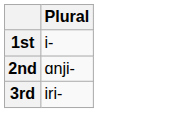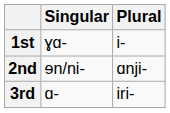+ column: (77, 17)
